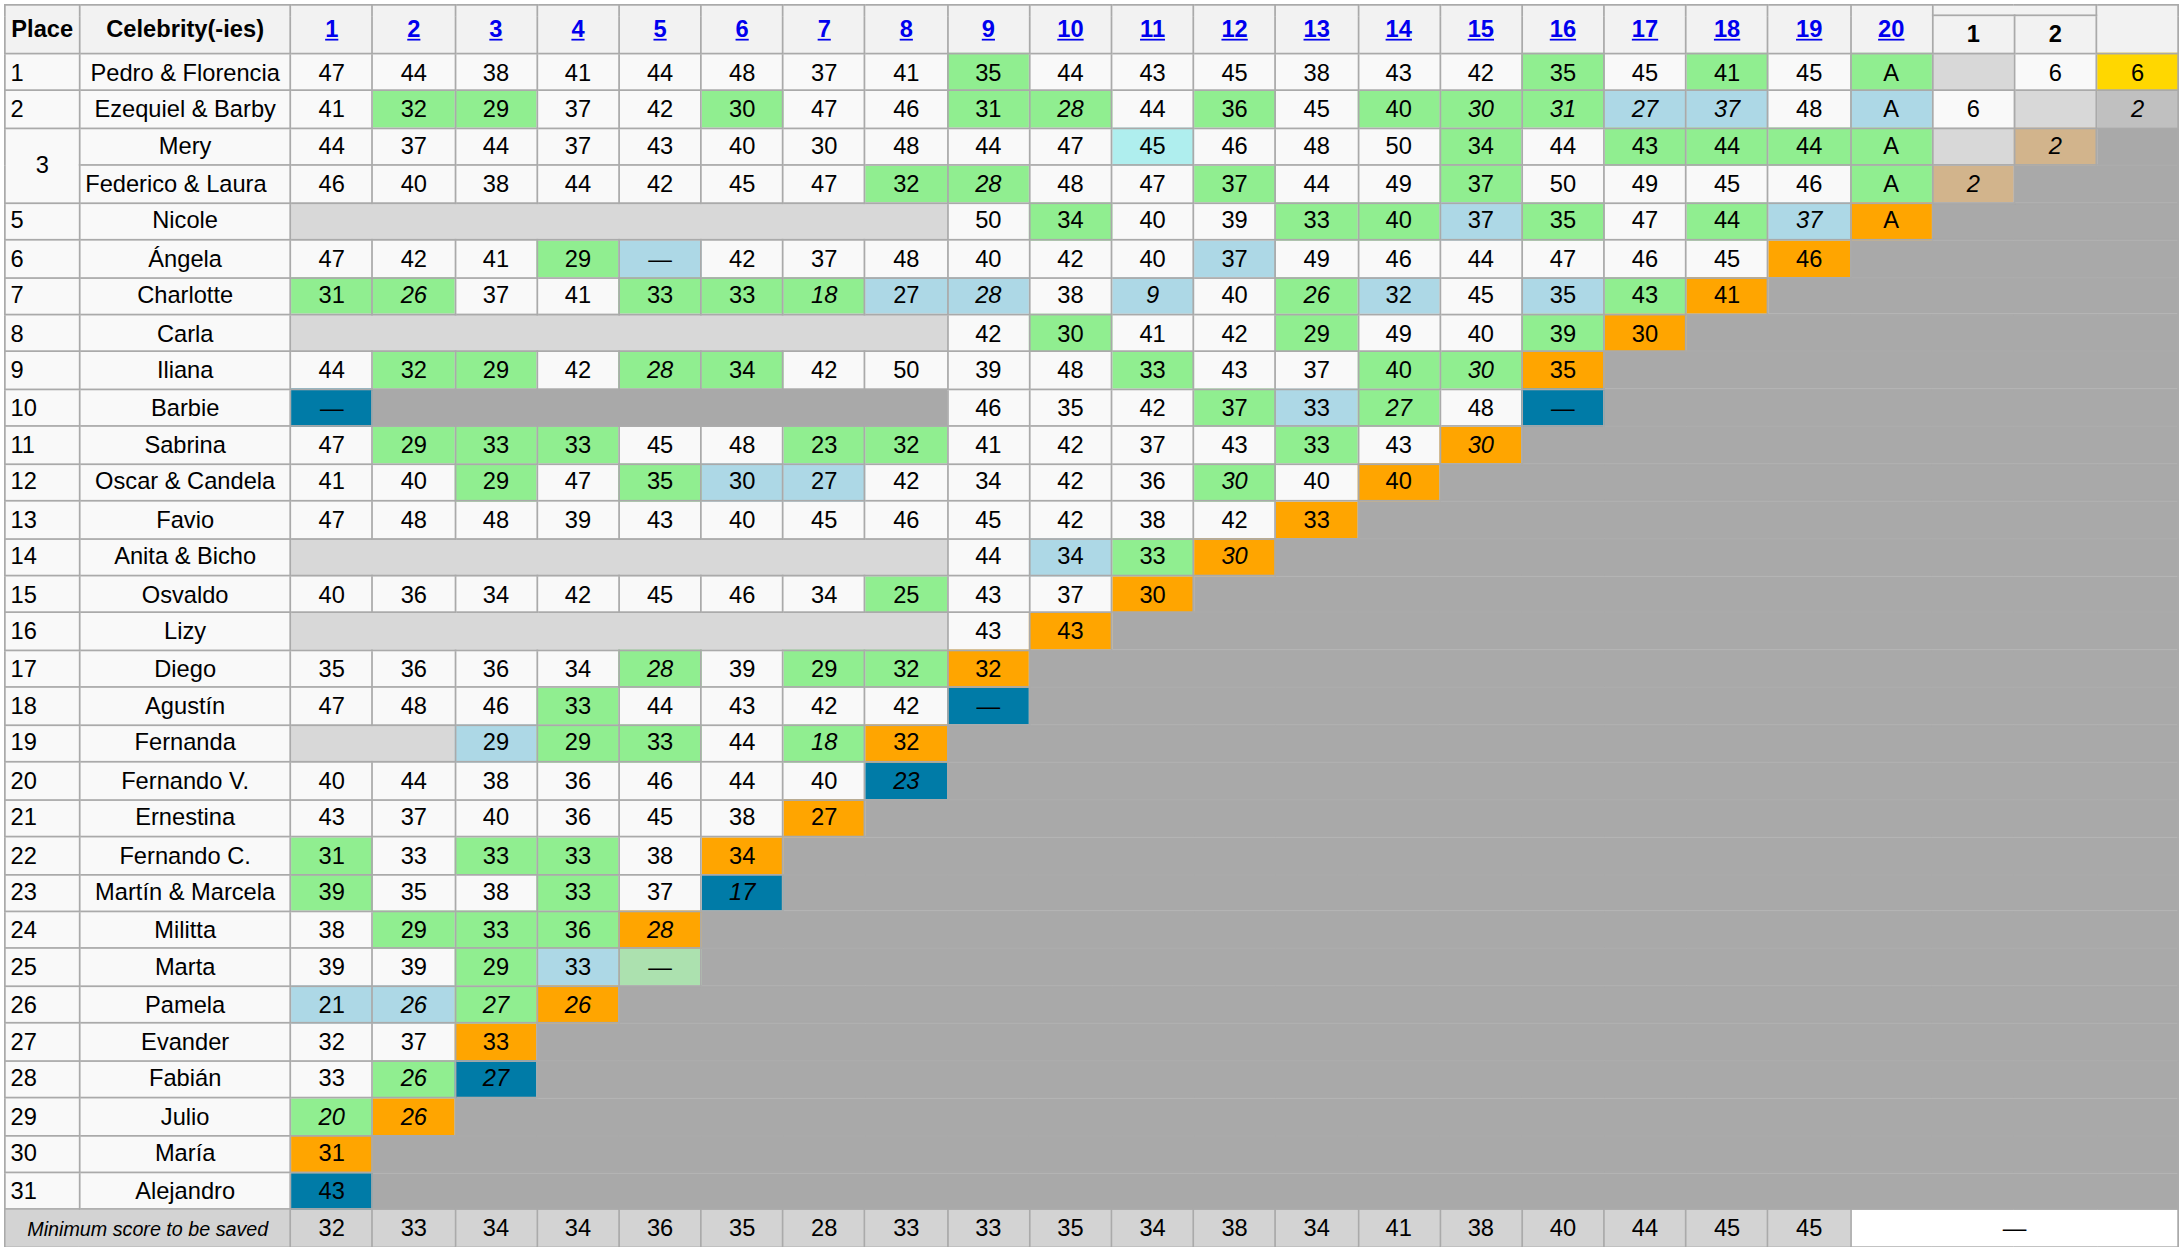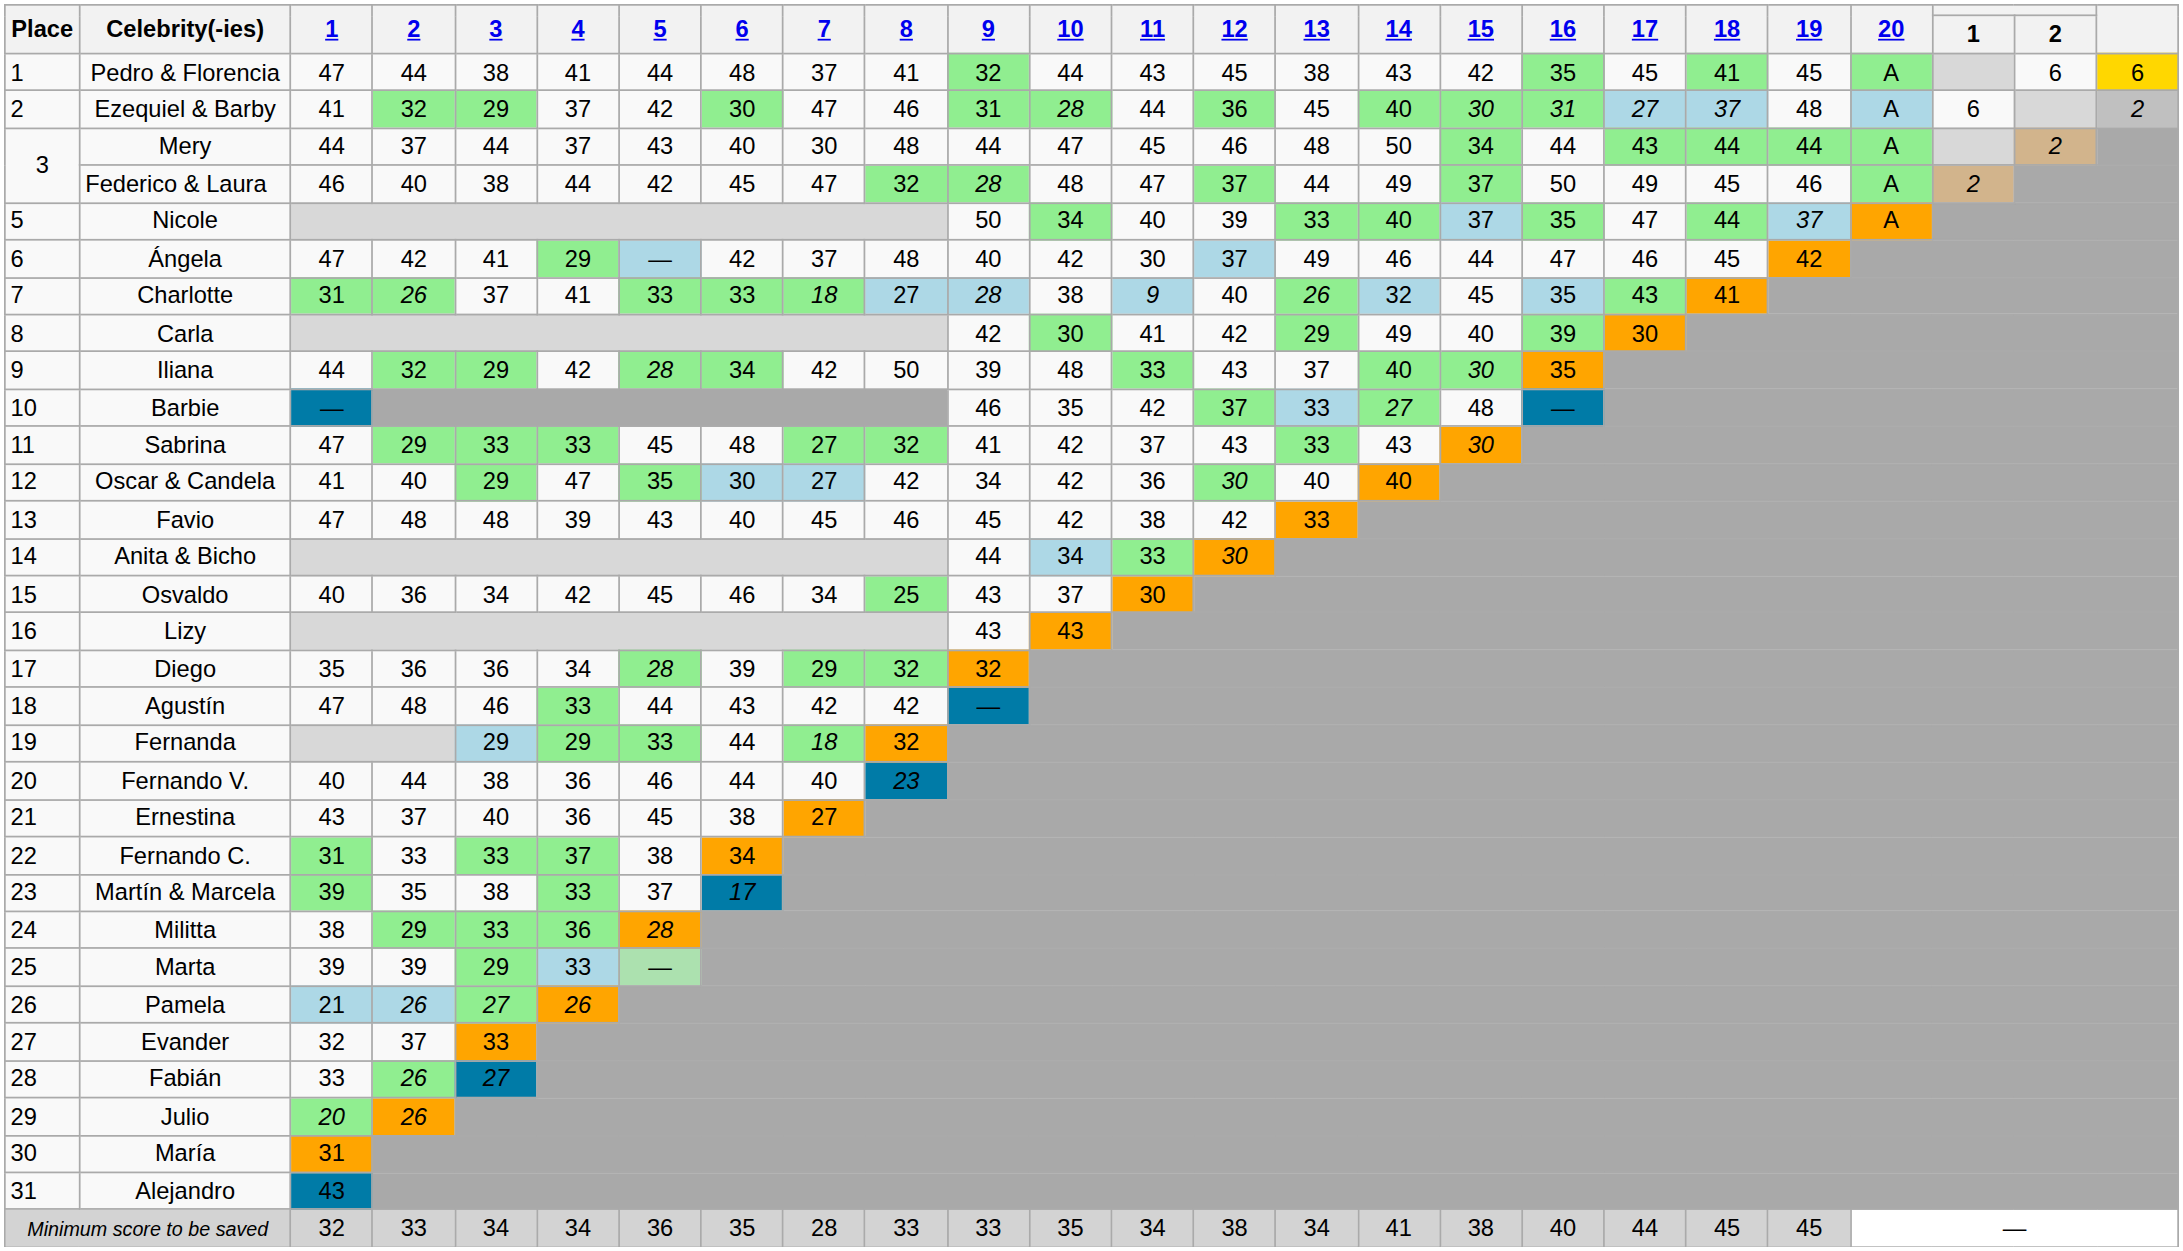(988, 72) 35 -> (988, 72) 32
(1153, 146) paleturquoise background -> (1153, 146) no background
(1153, 258) 40 -> (1153, 258) 30
(1809, 258) 46 -> (1809, 258) 42
(824, 445) 23 -> (824, 445) 27
(578, 855) 33 -> (578, 855) 37
